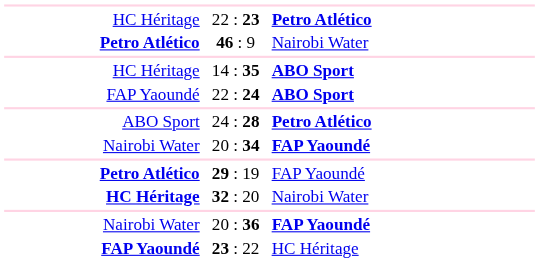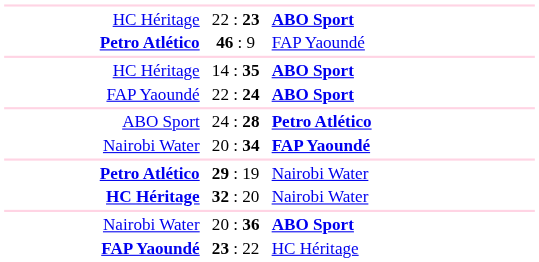(322, 19) Petro Atlético -> (313, 19) ABO Sport
(320, 42) Nairobi Water -> (318, 42) FAP Yaoundé
(318, 173) FAP Yaoundé -> (320, 173) Nairobi Water
(321, 224) FAP Yaoundé -> (313, 224) ABO Sport
